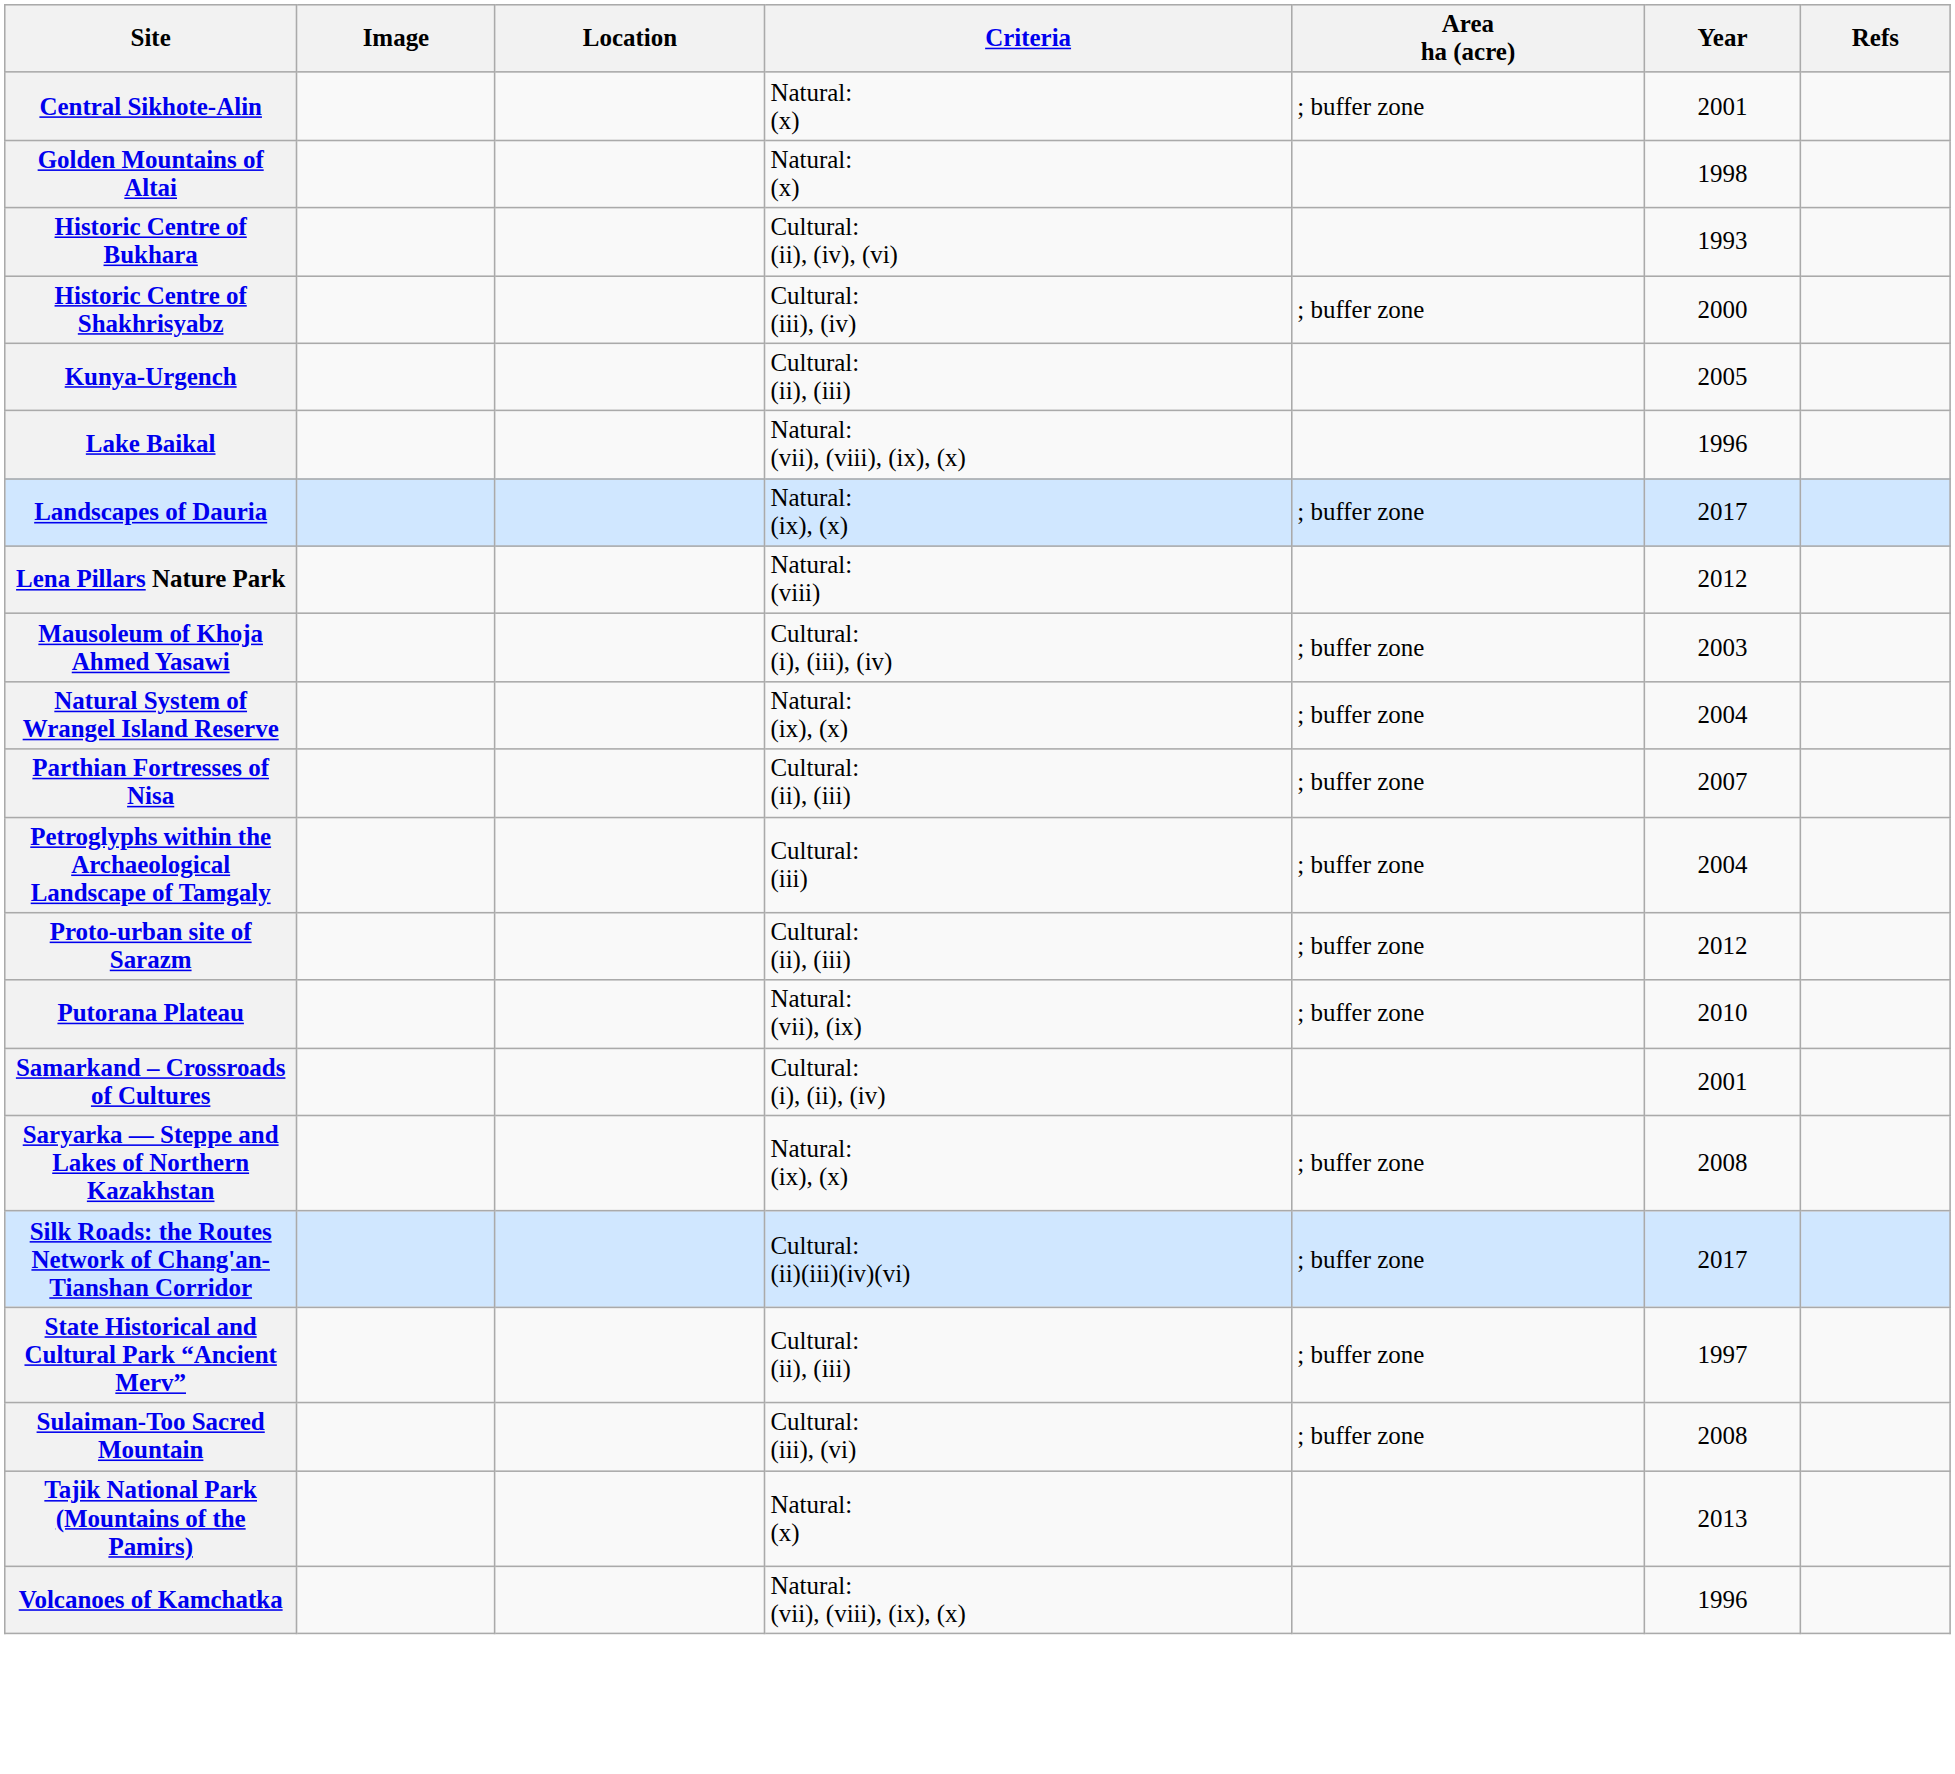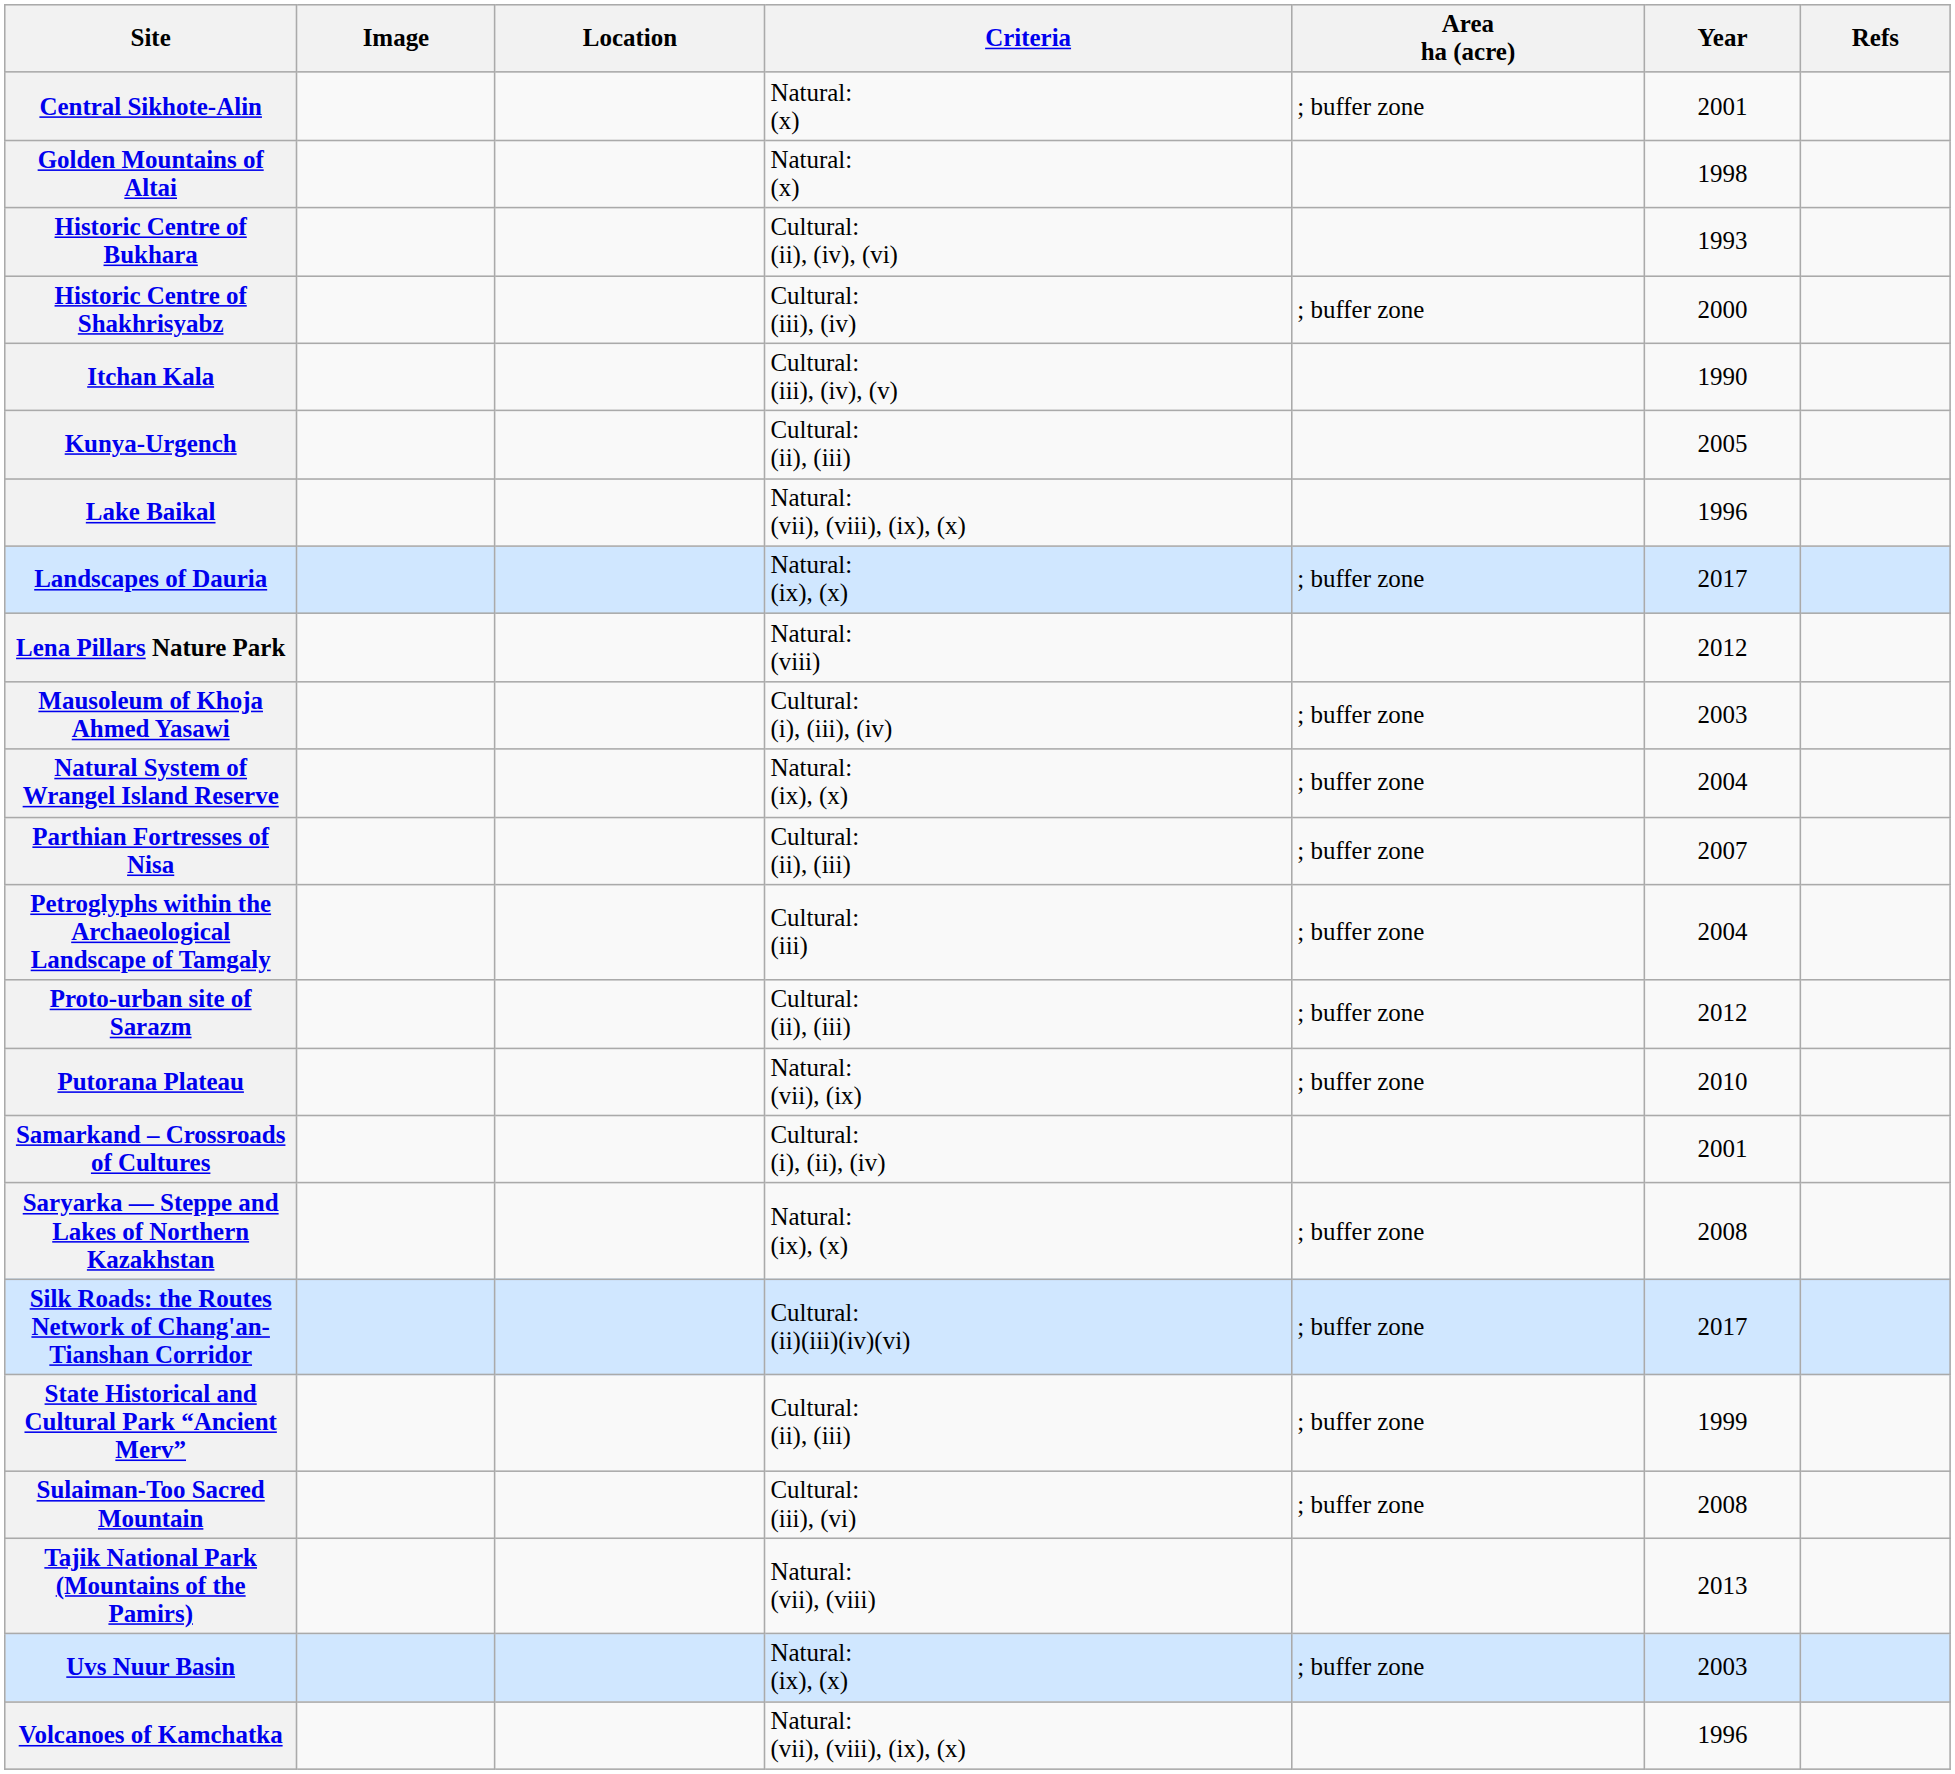+ row: (151, 376)
(1723, 1354) 1997 -> (1723, 1422) 1999
(811, 1517) Natural: (x) -> (823, 1585) Natural: (vii), (viii)
+ row: (151, 1667)
